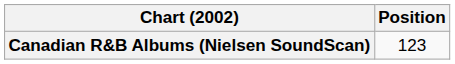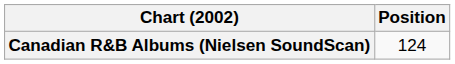(412, 45) 123 -> (412, 45) 124
